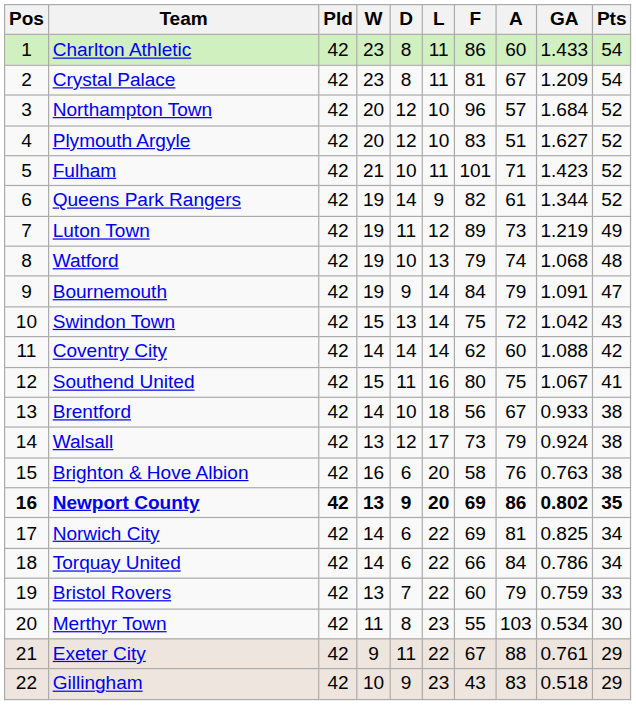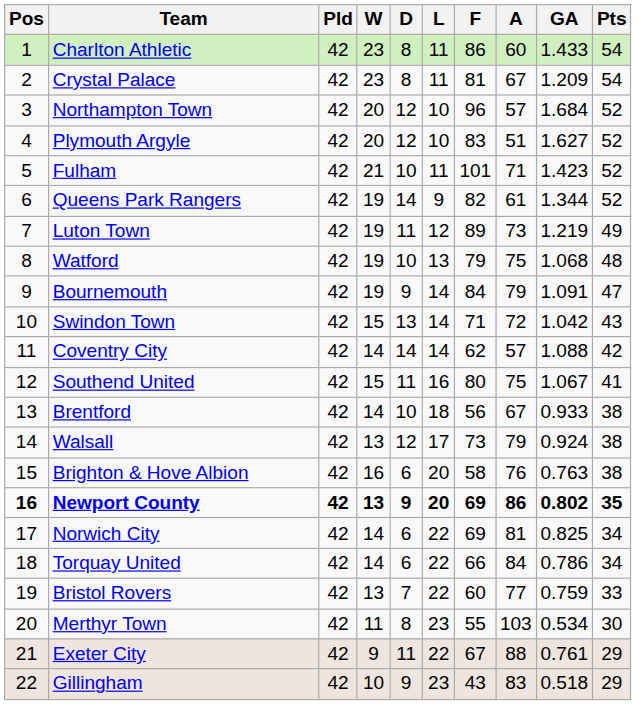(516, 261) 74 -> (516, 261) 75
(475, 321) 75 -> (475, 321) 71
(516, 351) 60 -> (516, 351) 57
(516, 593) 79 -> (516, 593) 77
